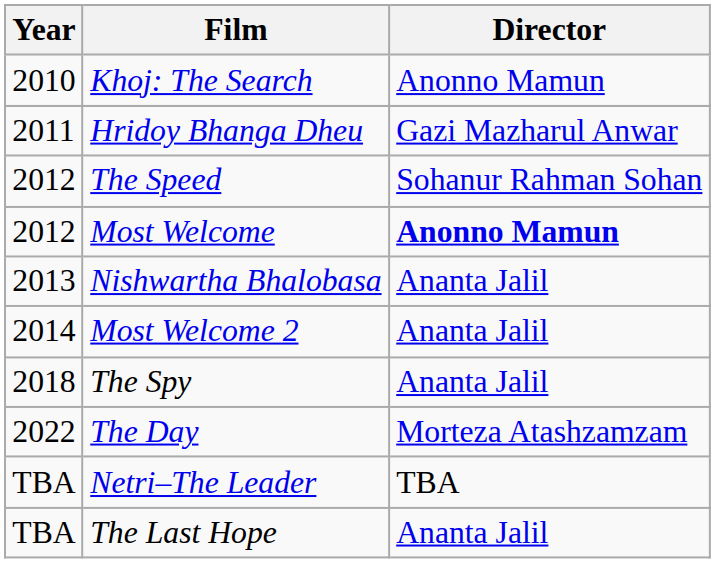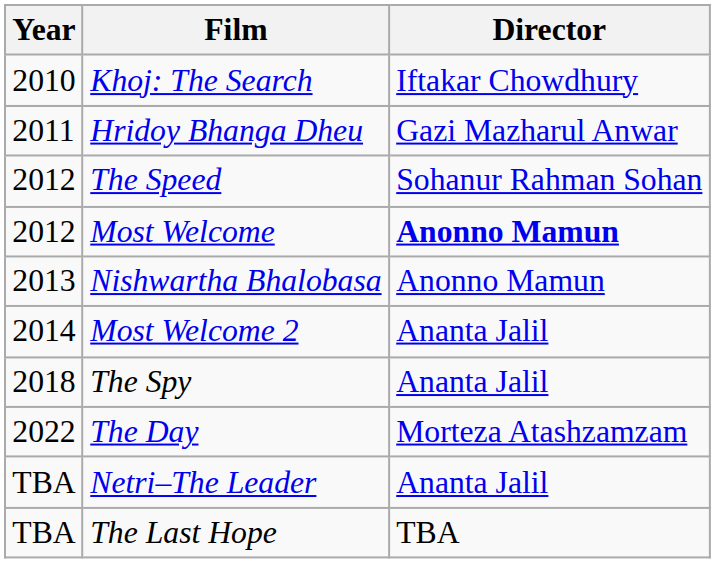(500, 79) Anonno Mamun -> (517, 79) Iftakar Chowdhury
(472, 280) Ananta Jalil -> (500, 280) Anonno Mamun
(428, 481) TBA -> (472, 481) Ananta Jalil
(472, 532) Ananta Jalil -> (428, 532) TBA
